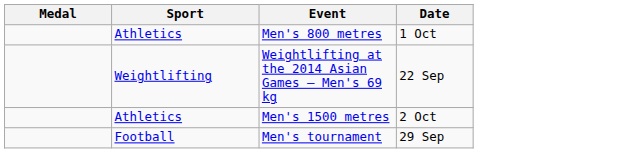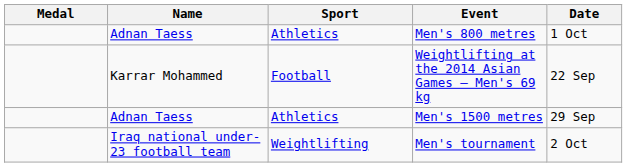+ column: (188, 15)
(163, 76) Weightlifting -> (301, 76) Football
(418, 118) 2 Oct -> (573, 118) 29 Sep
(145, 138) Football -> (320, 145) Weightlifting
(422, 138) 29 Sep -> (569, 145) 2 Oct
